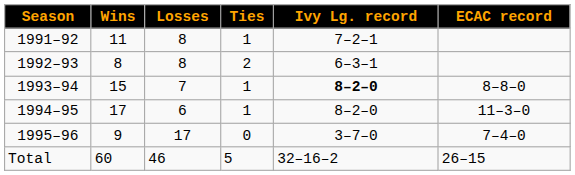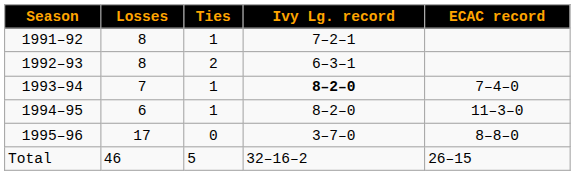- column: (118, 16)
(504, 88) 8–8–0 -> (497, 88) 7–4–0
(504, 135) 7–4–0 -> (497, 135) 8–8–0
